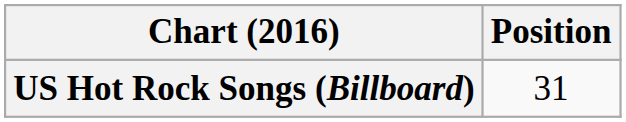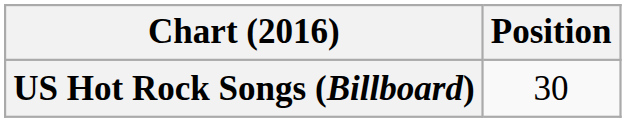(551, 87) 31 -> (551, 87) 30
